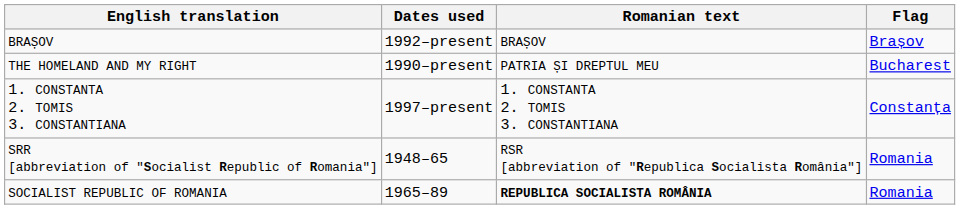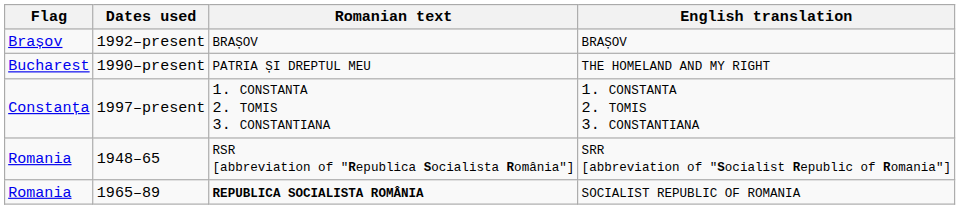columns swapped: (910, 17) <-> (193, 17)
